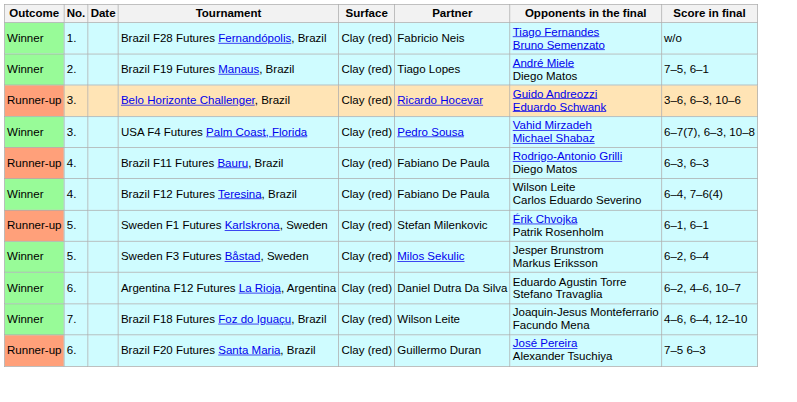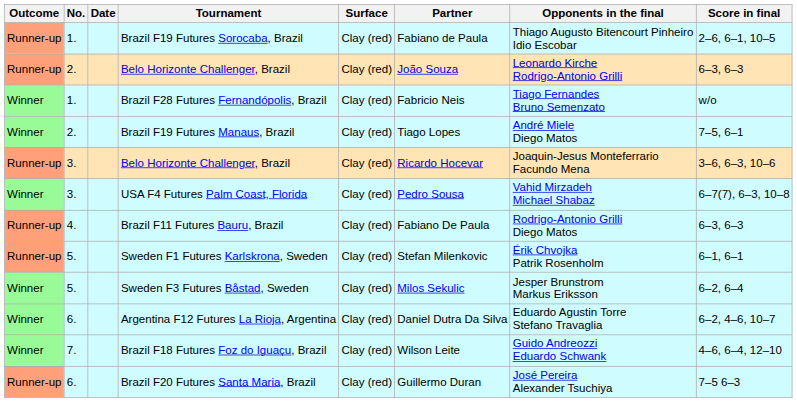+ row: (72, 38)
+ row: (72, 69)
(559, 100) Guido Andreozzi Eduardo Schwank -> (586, 163) Joaquin-Jesus Monteferrario Facundo Mena
- row: (72, 194)
(586, 319) Joaquin-Jesus Monteferrario Facundo Mena -> (559, 350) Guido Andreozzi Eduardo Schwank
